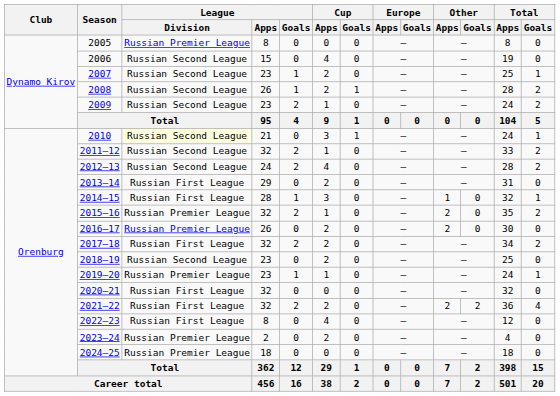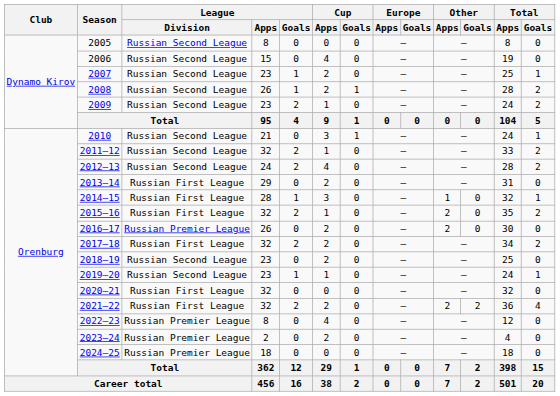(187, 43) Russian Premier League -> (187, 43) Russian Second League
(187, 136) lightyellow background -> (187, 136) no background
(187, 213) Russian Premier League -> (187, 213) Russian First League
(187, 275) Russian Premier League -> (187, 275) Russian Second League
(187, 321) Russian First League -> (187, 321) Russian Premier League
